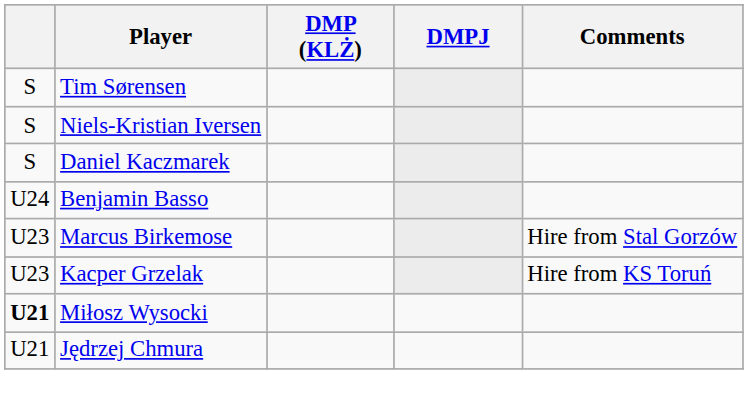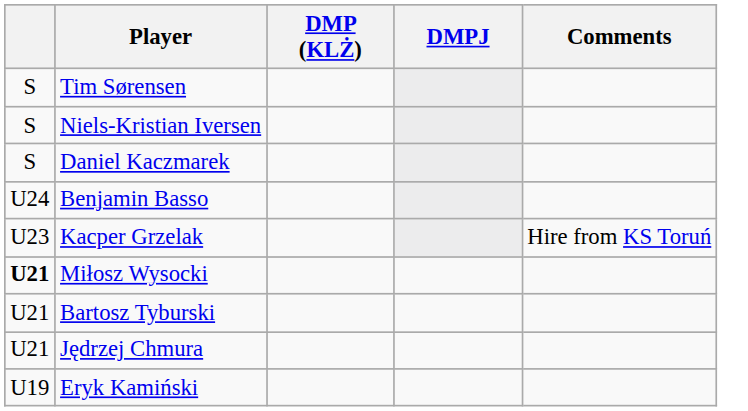- row: (146, 236)
+ row: (138, 311)
+ row: (129, 386)
